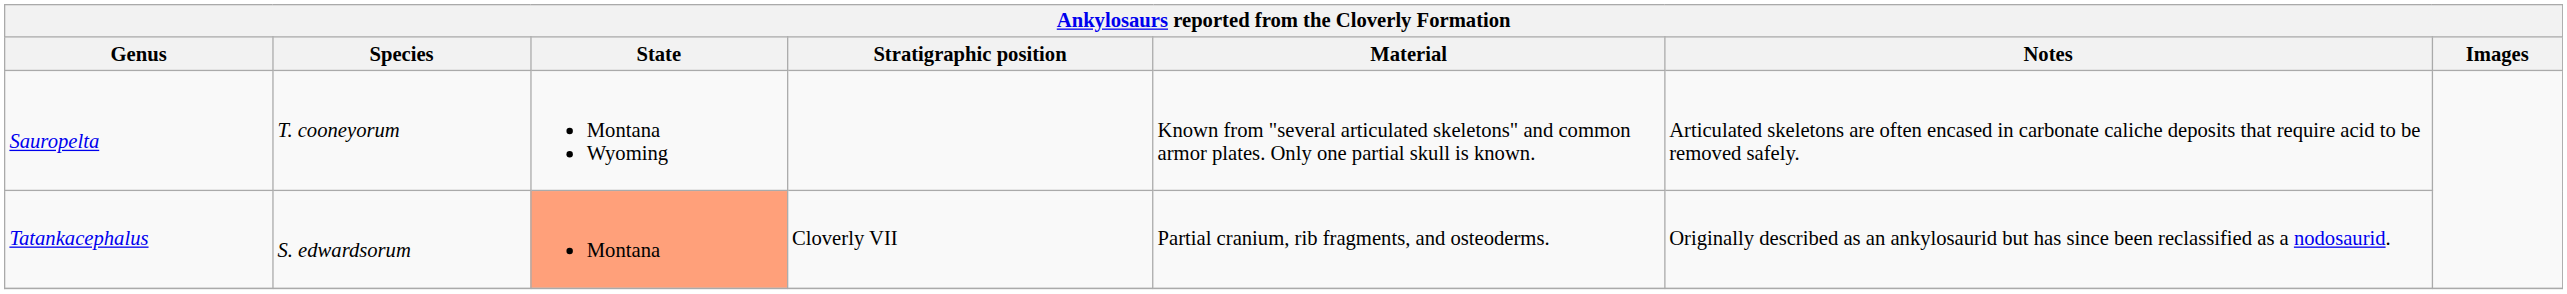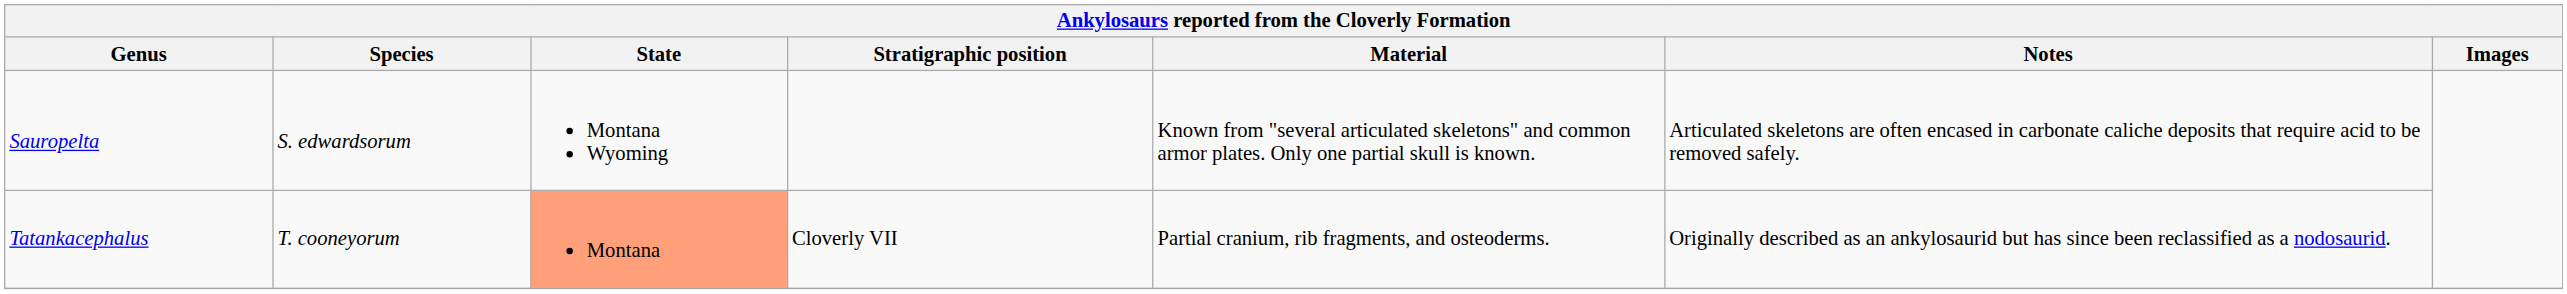(339, 130) T. cooneyorum -> (344, 141) S. edwardsorum
(344, 250) S. edwardsorum -> (339, 239) T. cooneyorum
